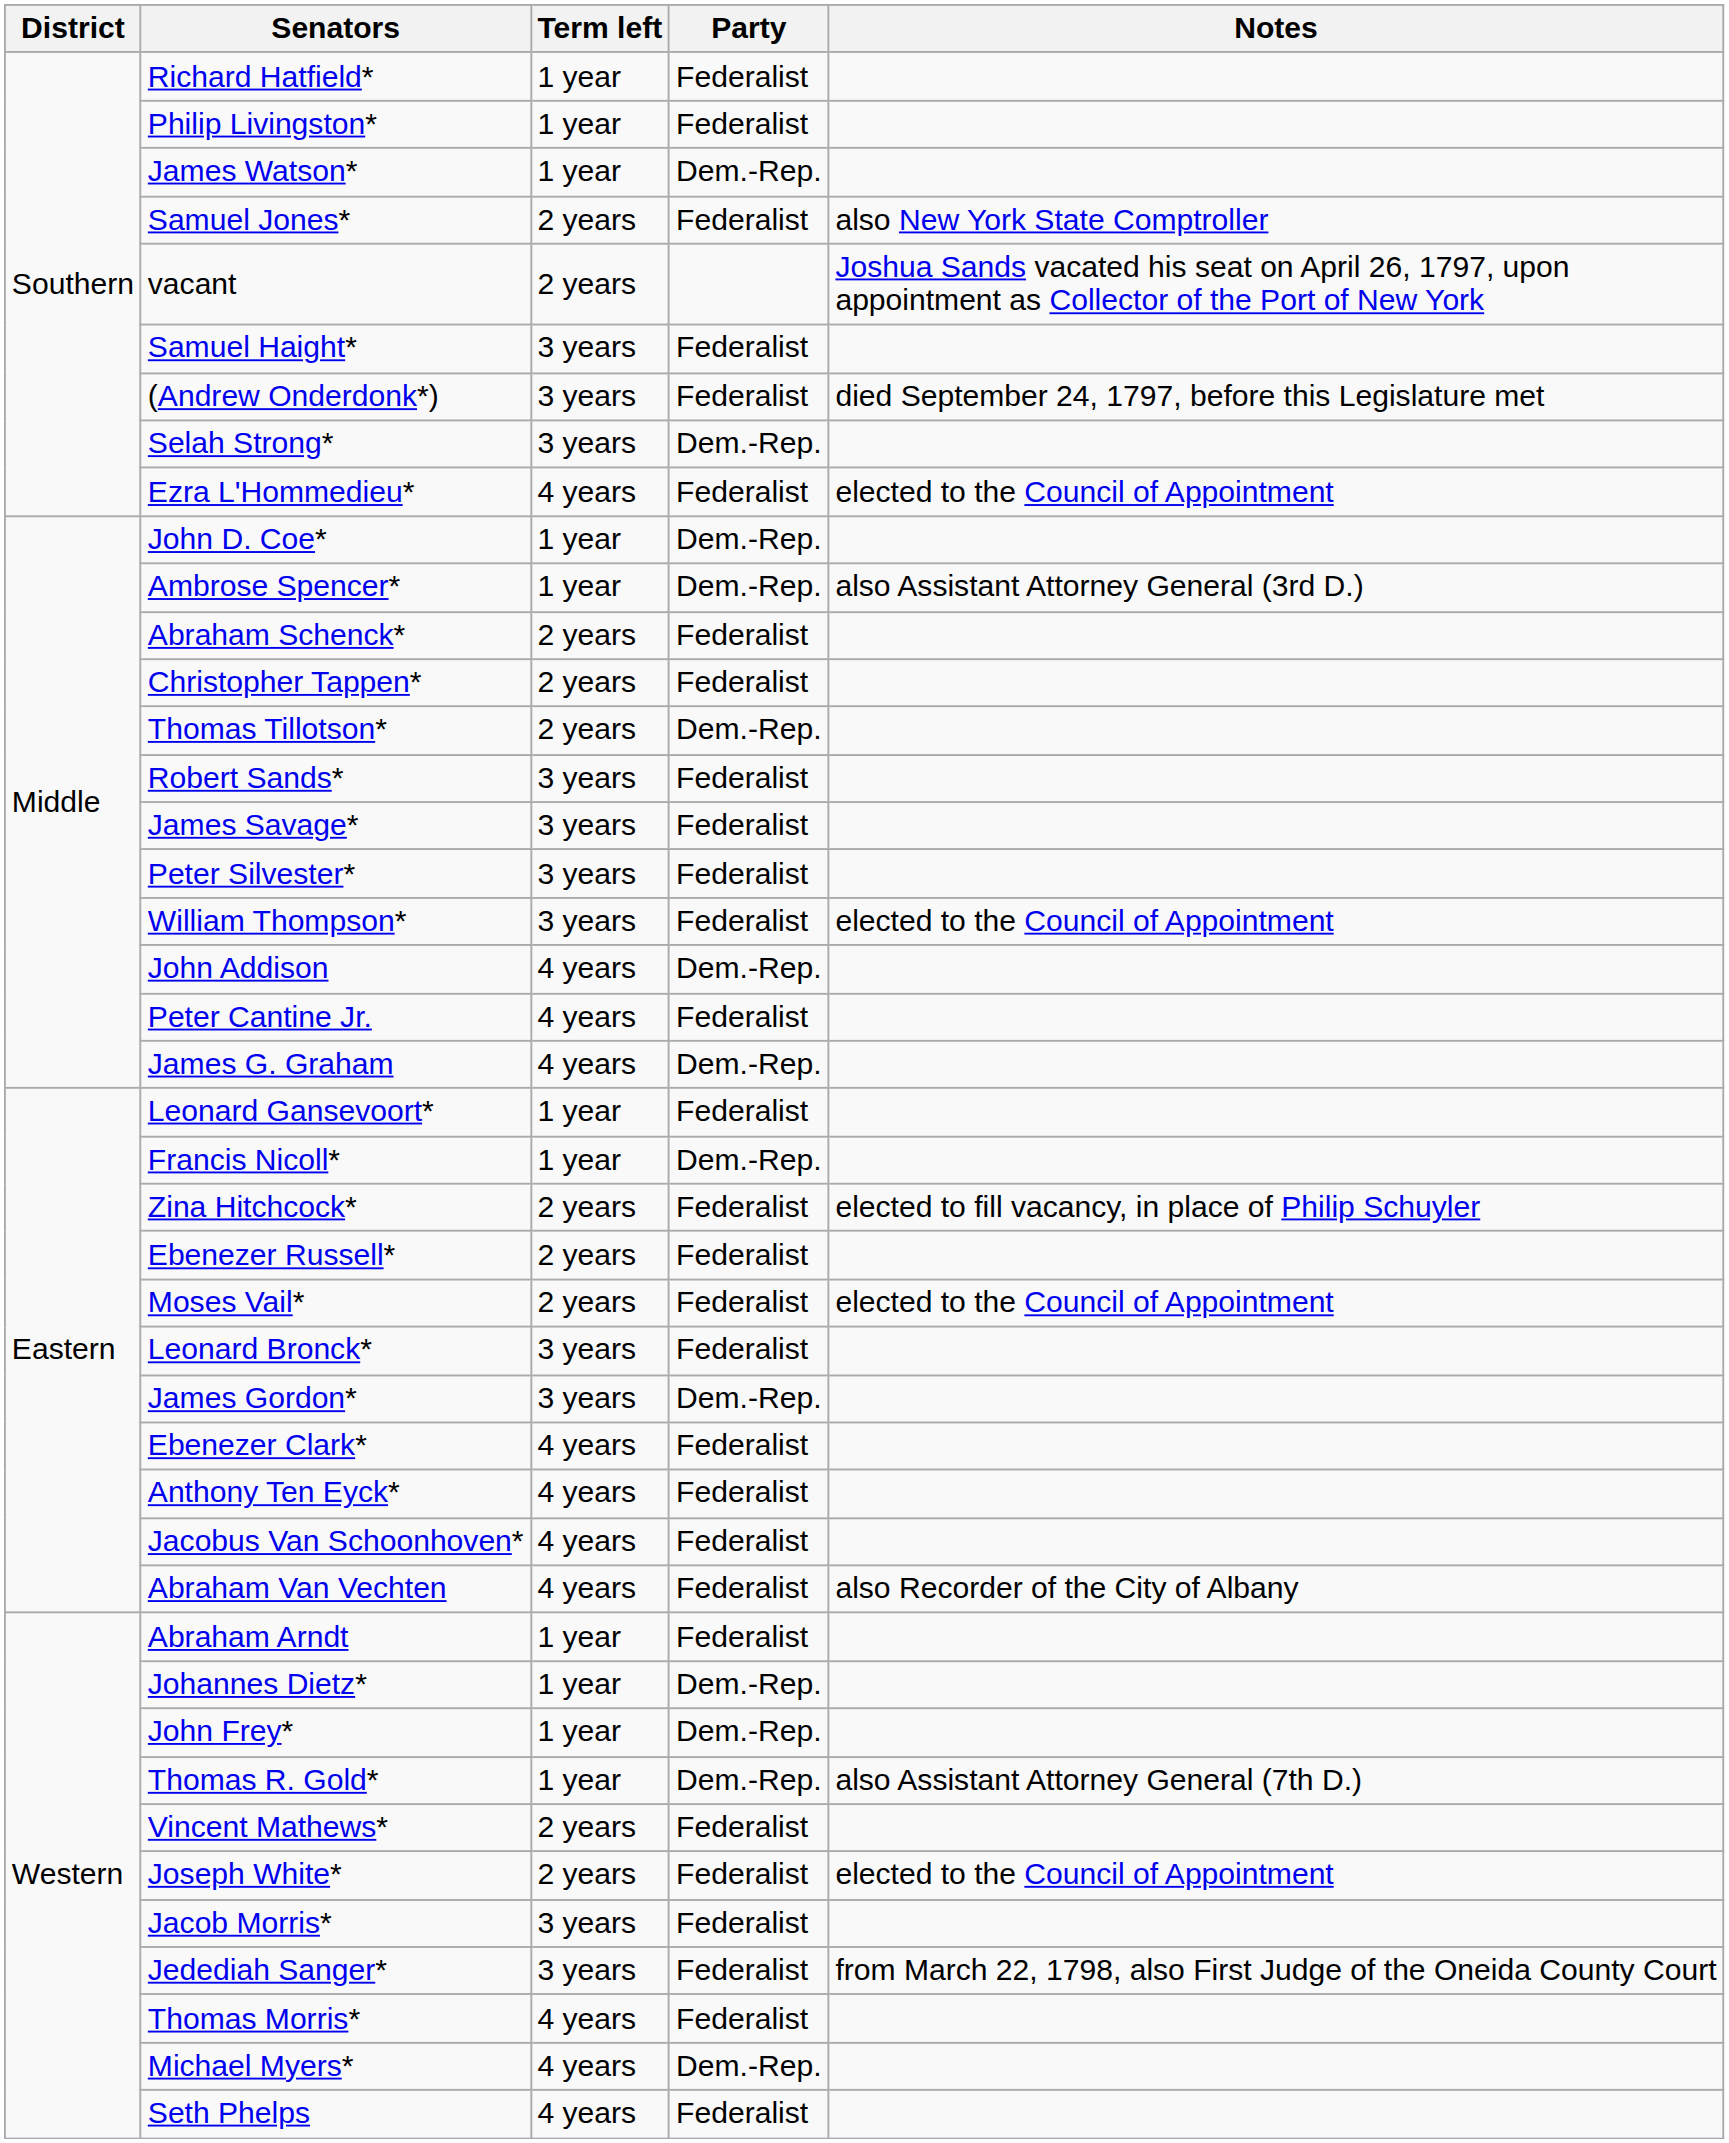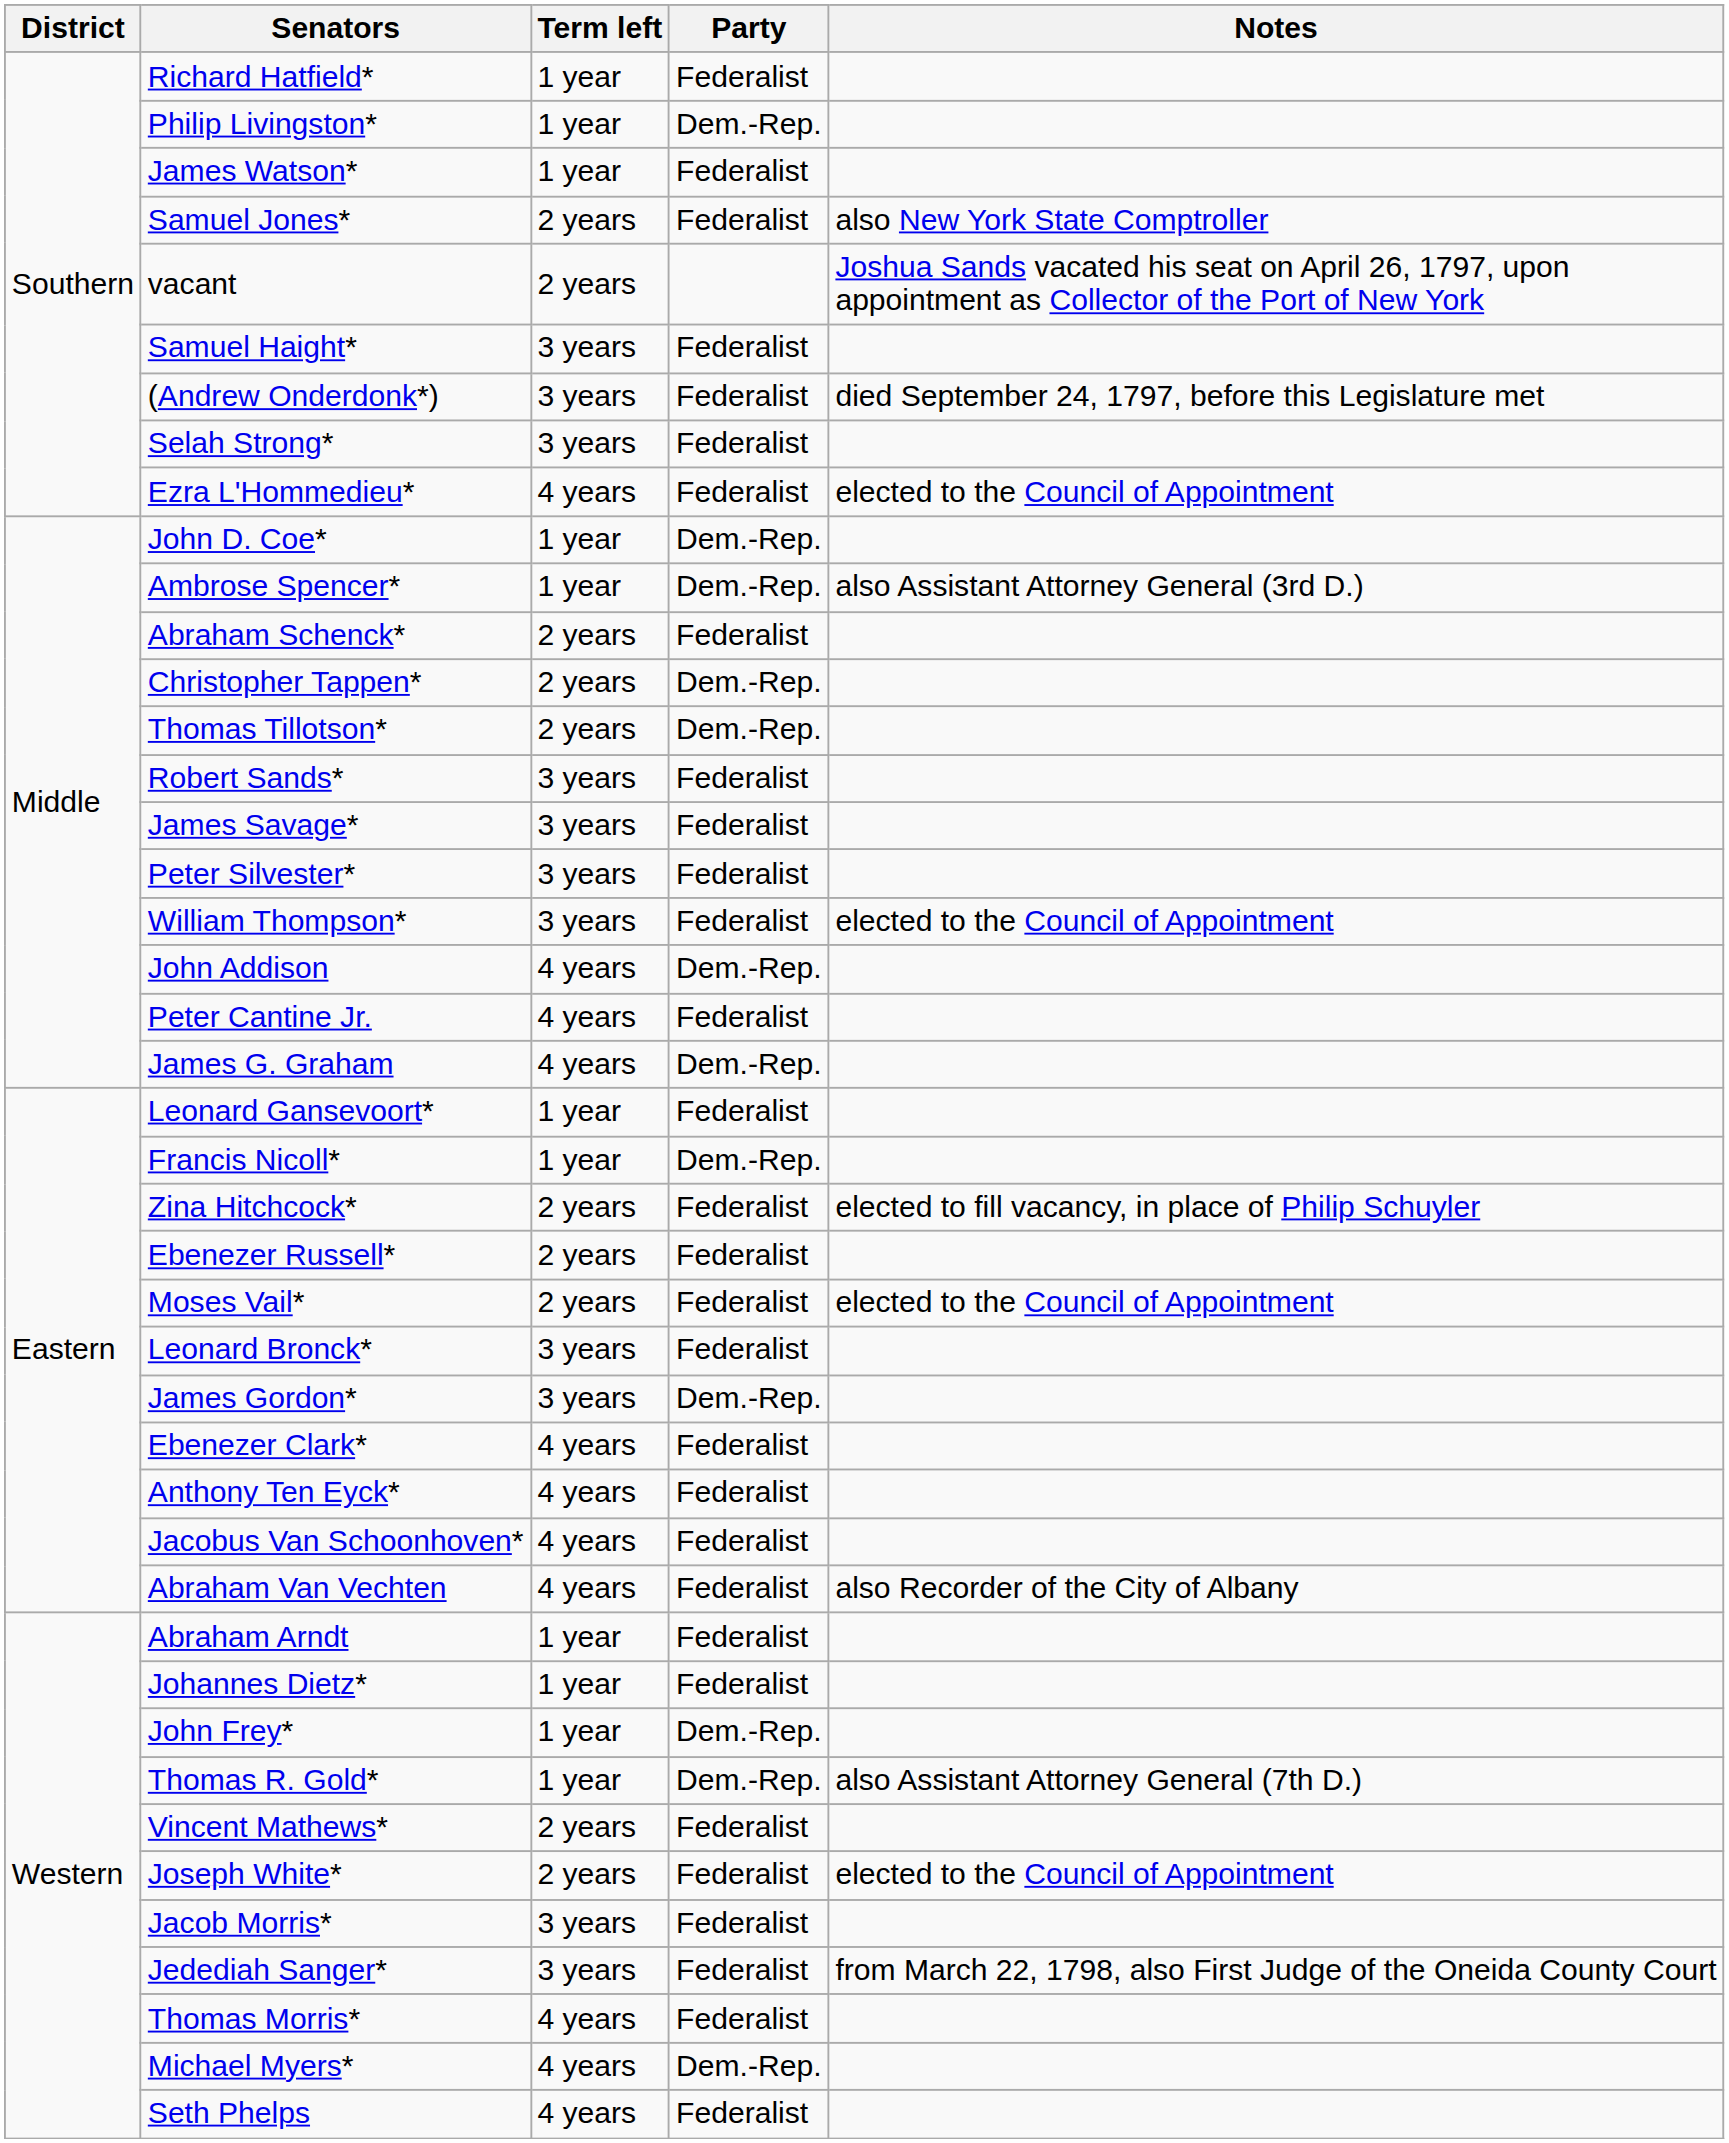(742, 123) Federalist -> (749, 123) Dem.-Rep.
(749, 171) Dem.-Rep. -> (742, 171) Federalist
(749, 443) Dem.-Rep. -> (742, 443) Federalist
(742, 682) Federalist -> (749, 682) Dem.-Rep.
(749, 1684) Dem.-Rep. -> (742, 1684) Federalist
